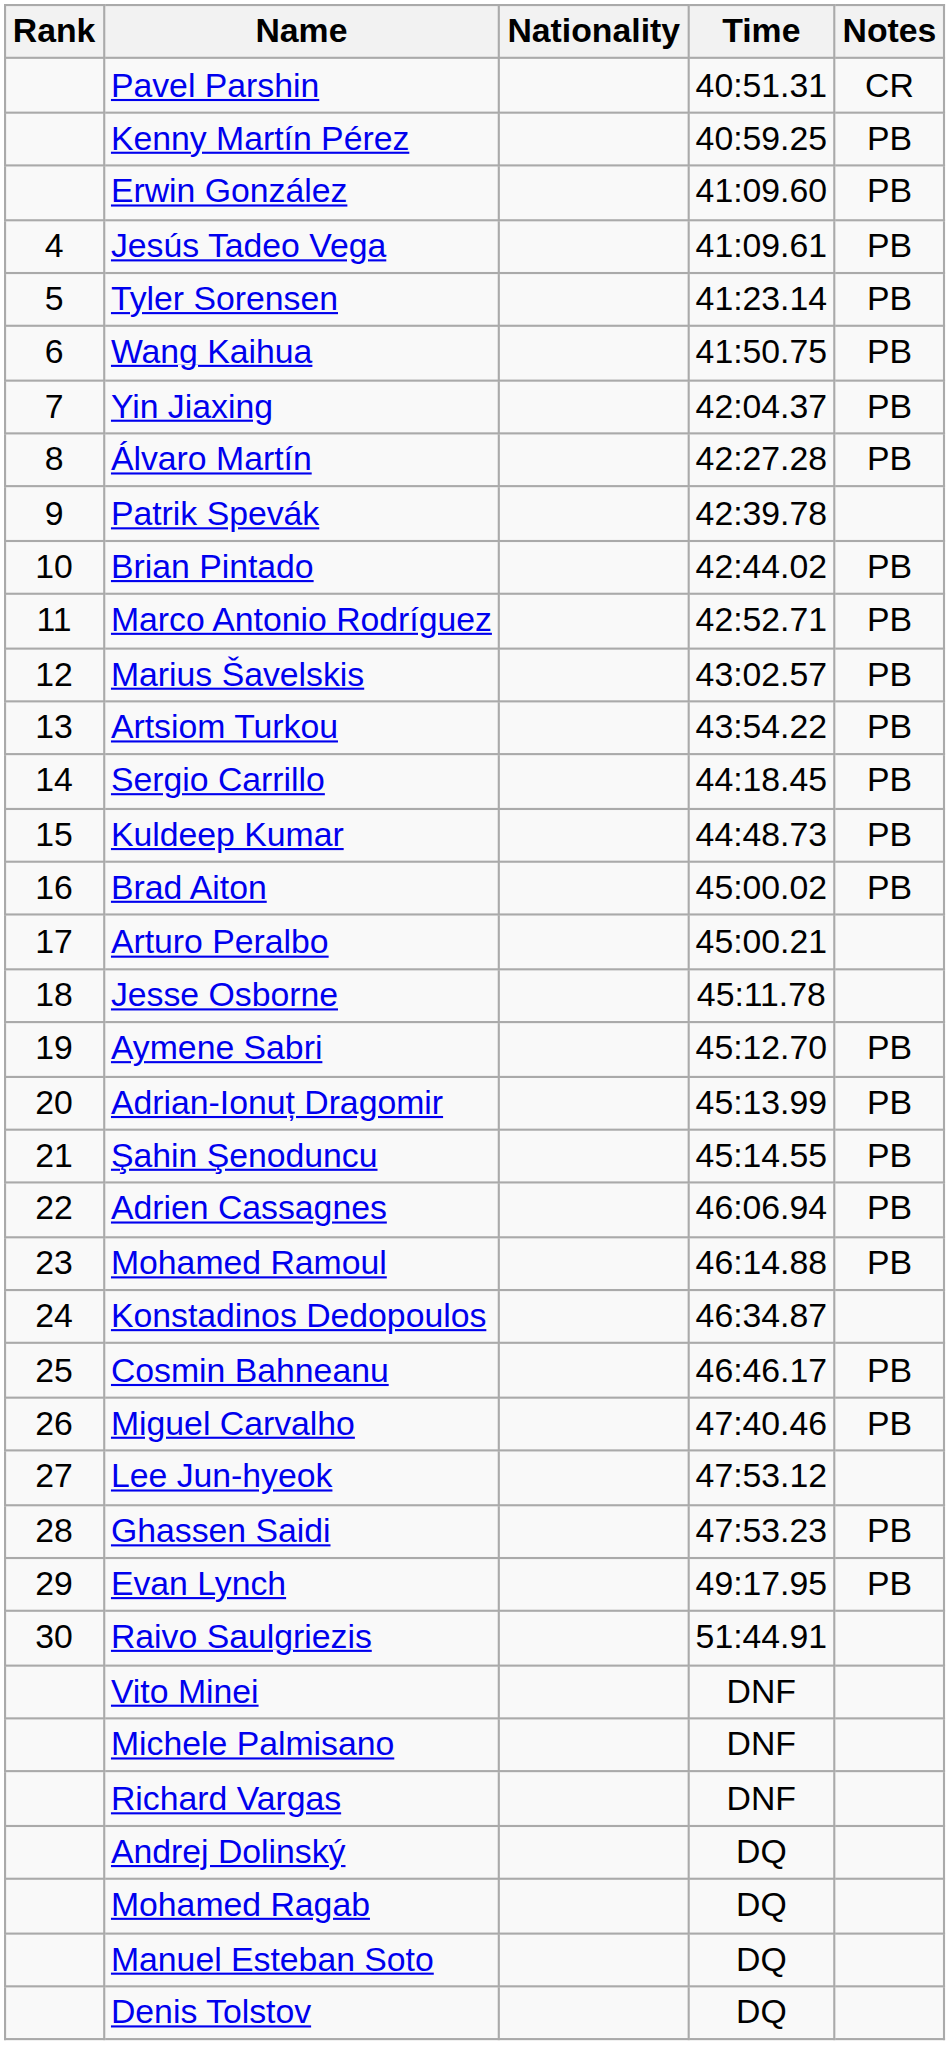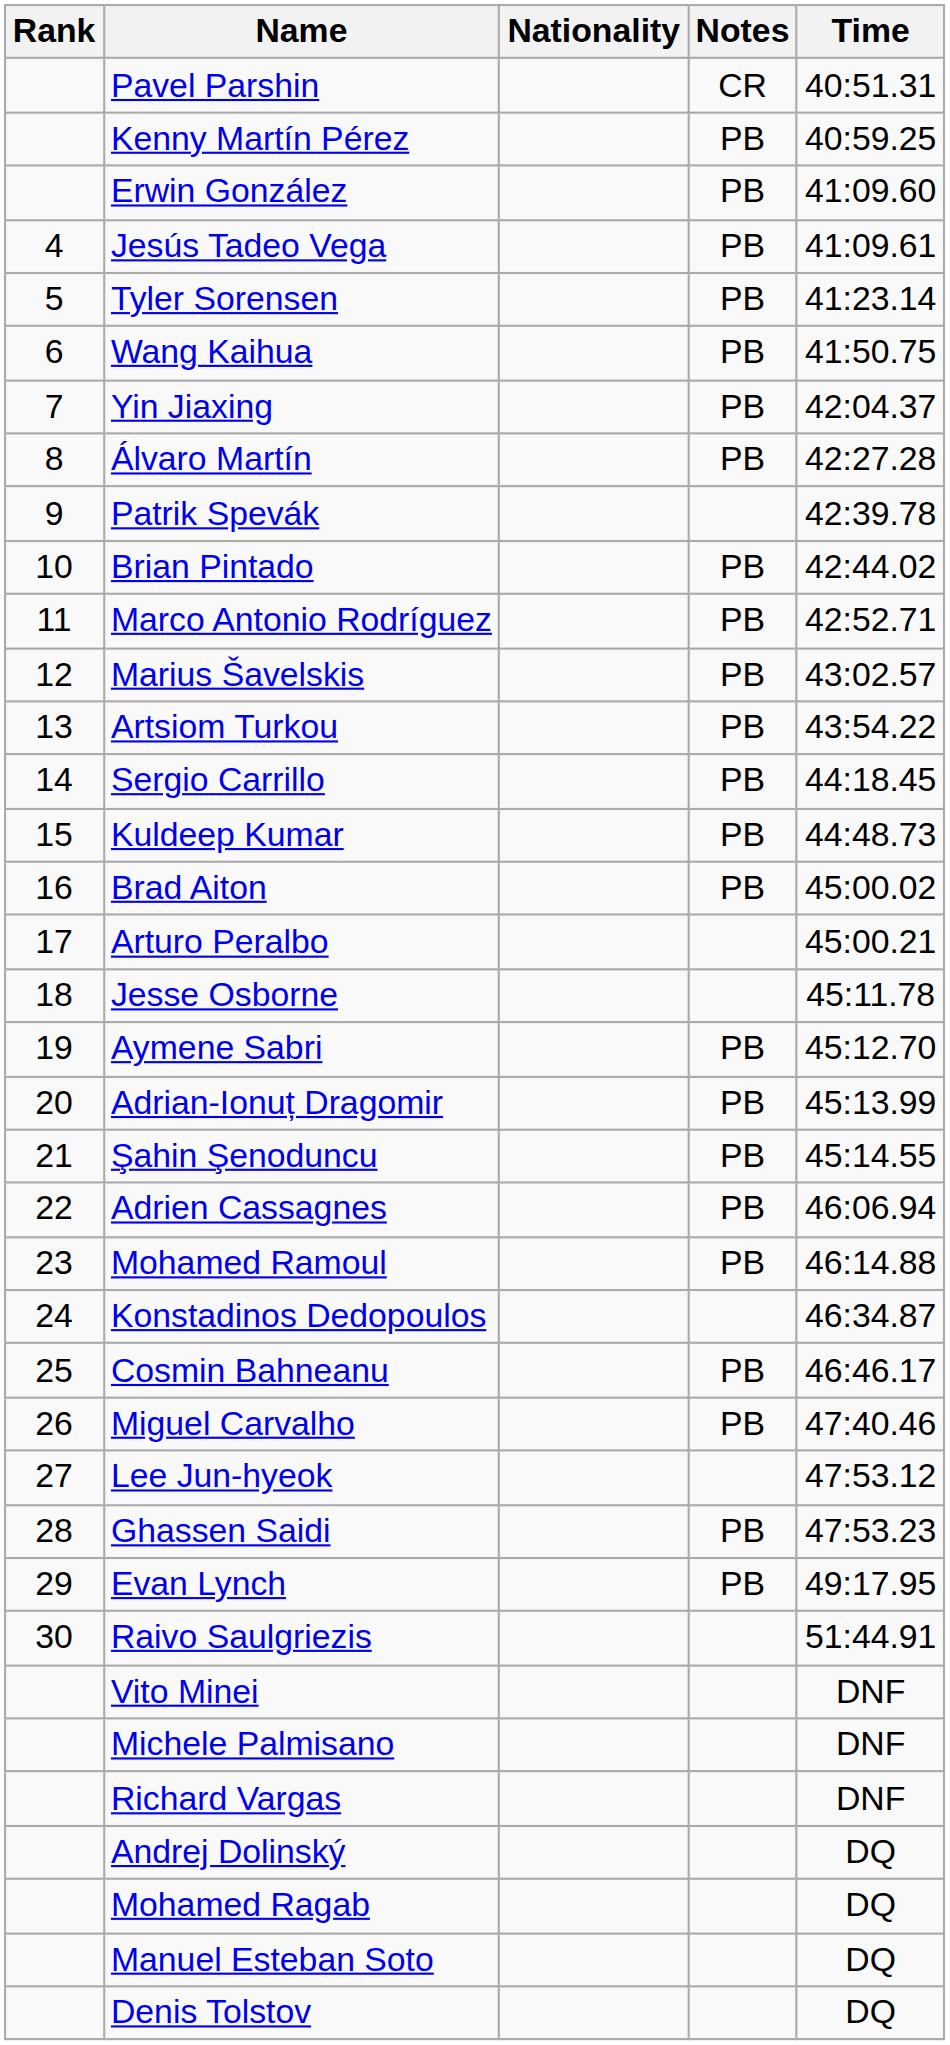columns swapped: (761, 31) <-> (889, 31)
